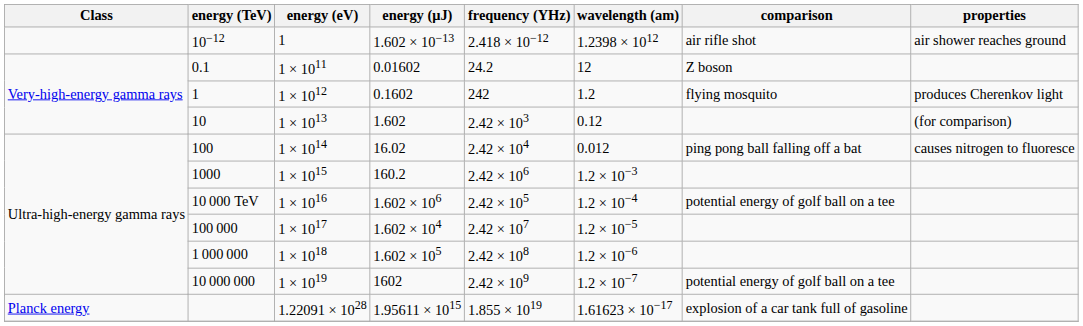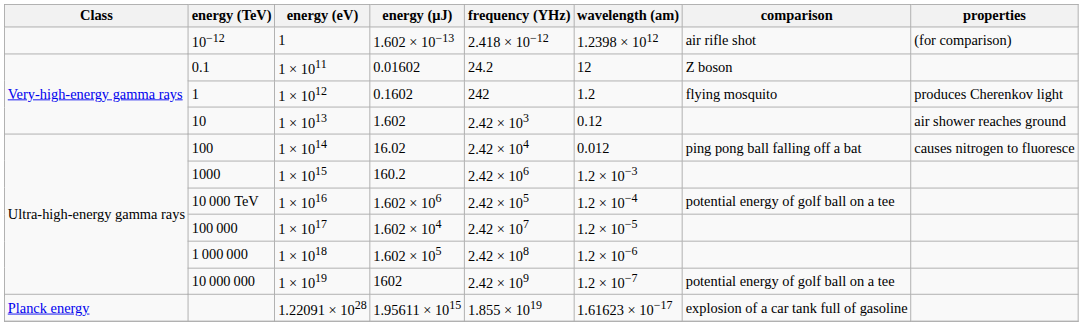(990, 40) air shower reaches ground -> (963, 40) (for comparison)
(963, 120) (for comparison) -> (990, 120) air shower reaches ground
